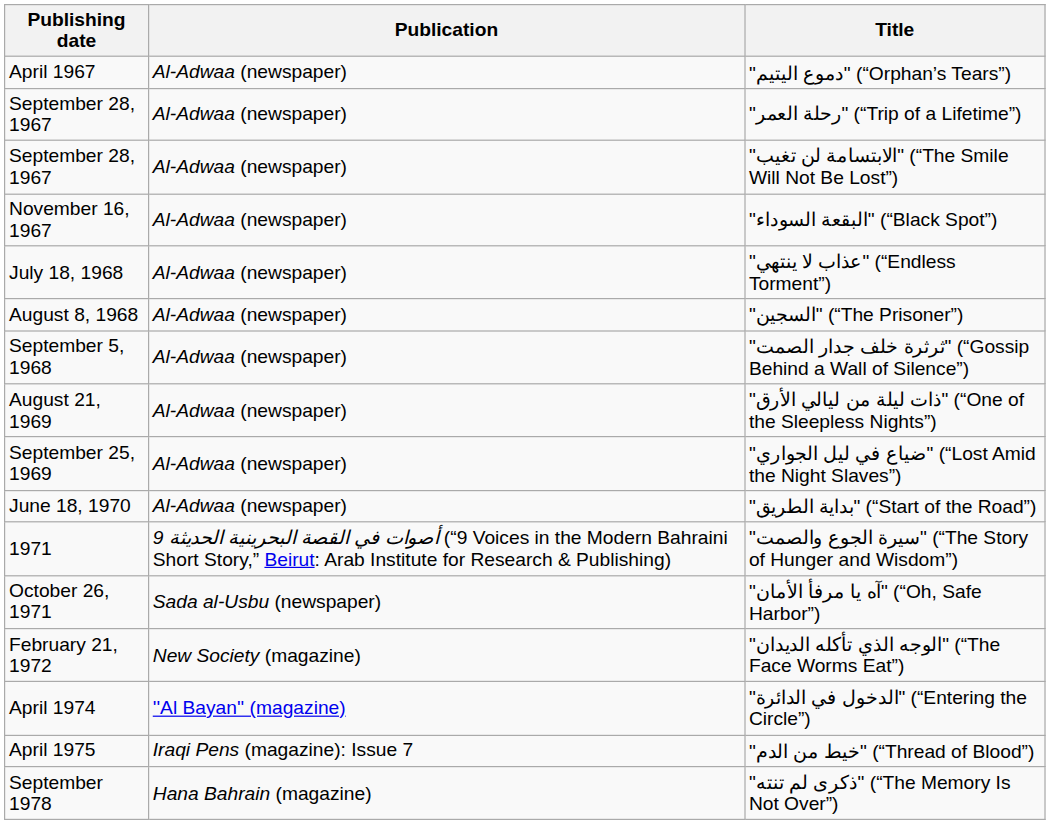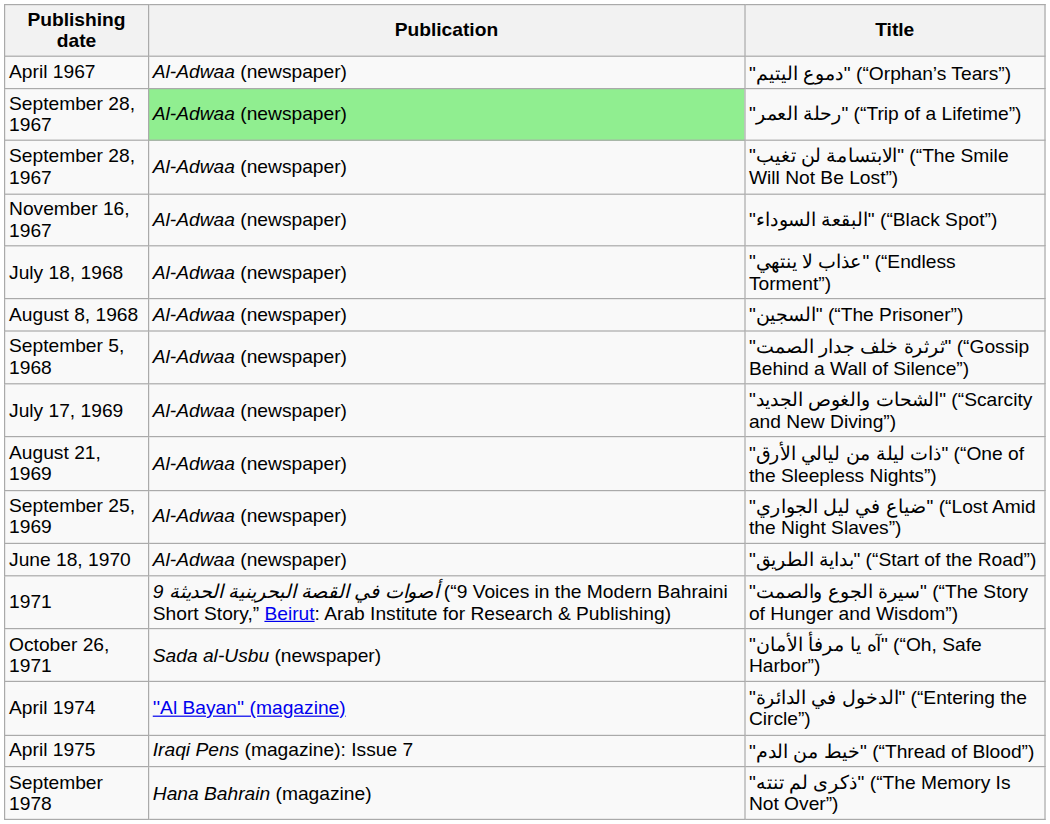(250, 114) no background -> (250, 114) lightgreen background
+ row: (891, 410)
- row: (875, 655)
